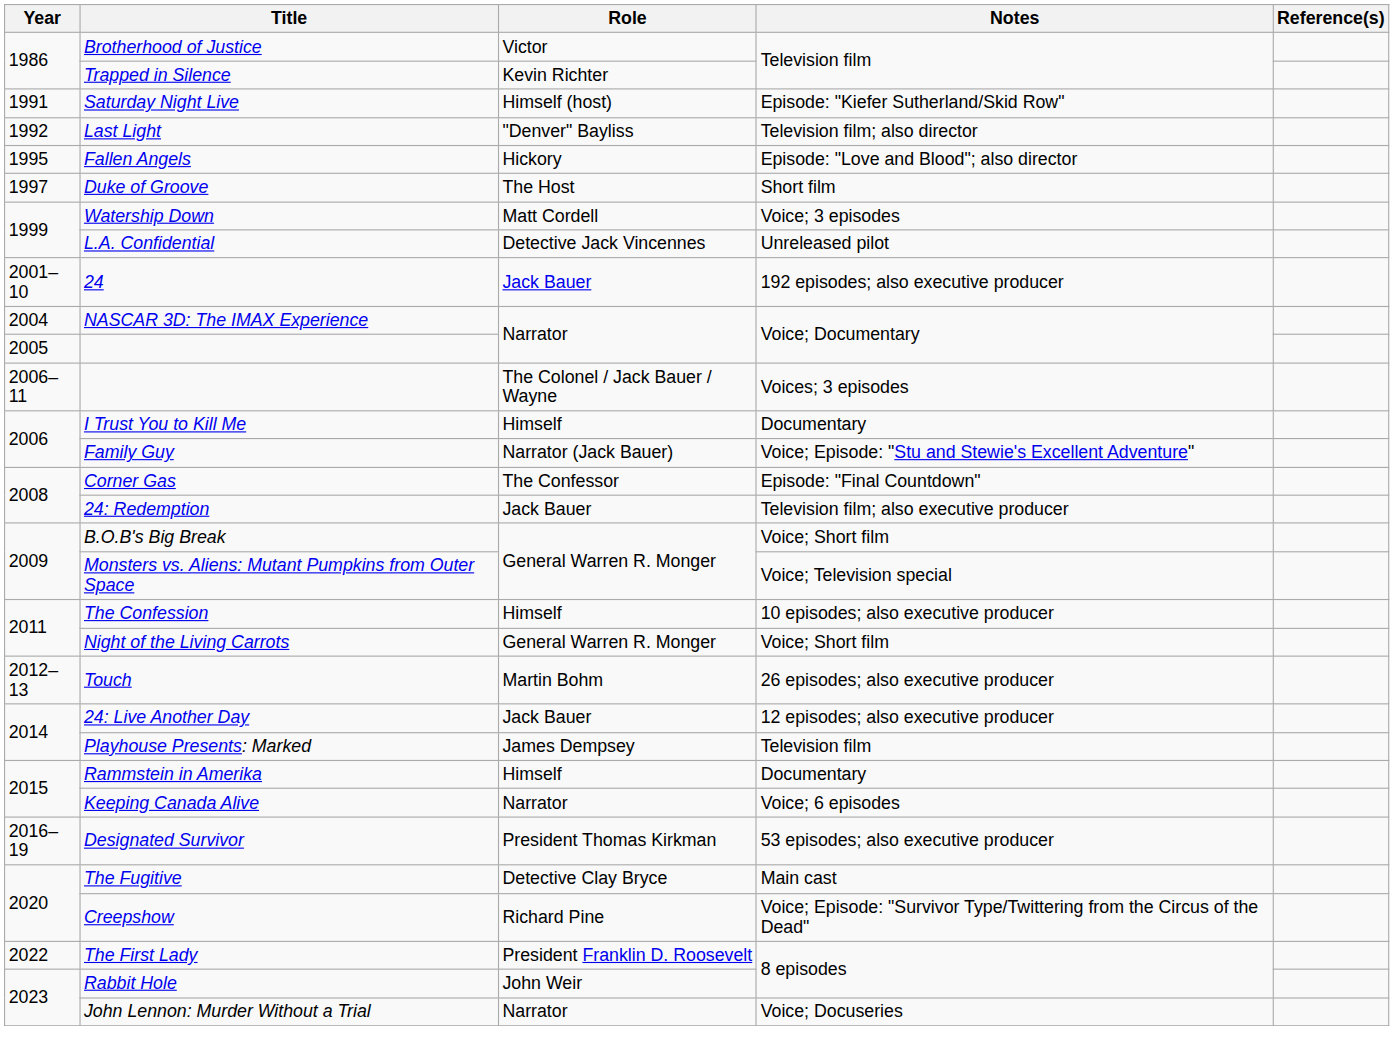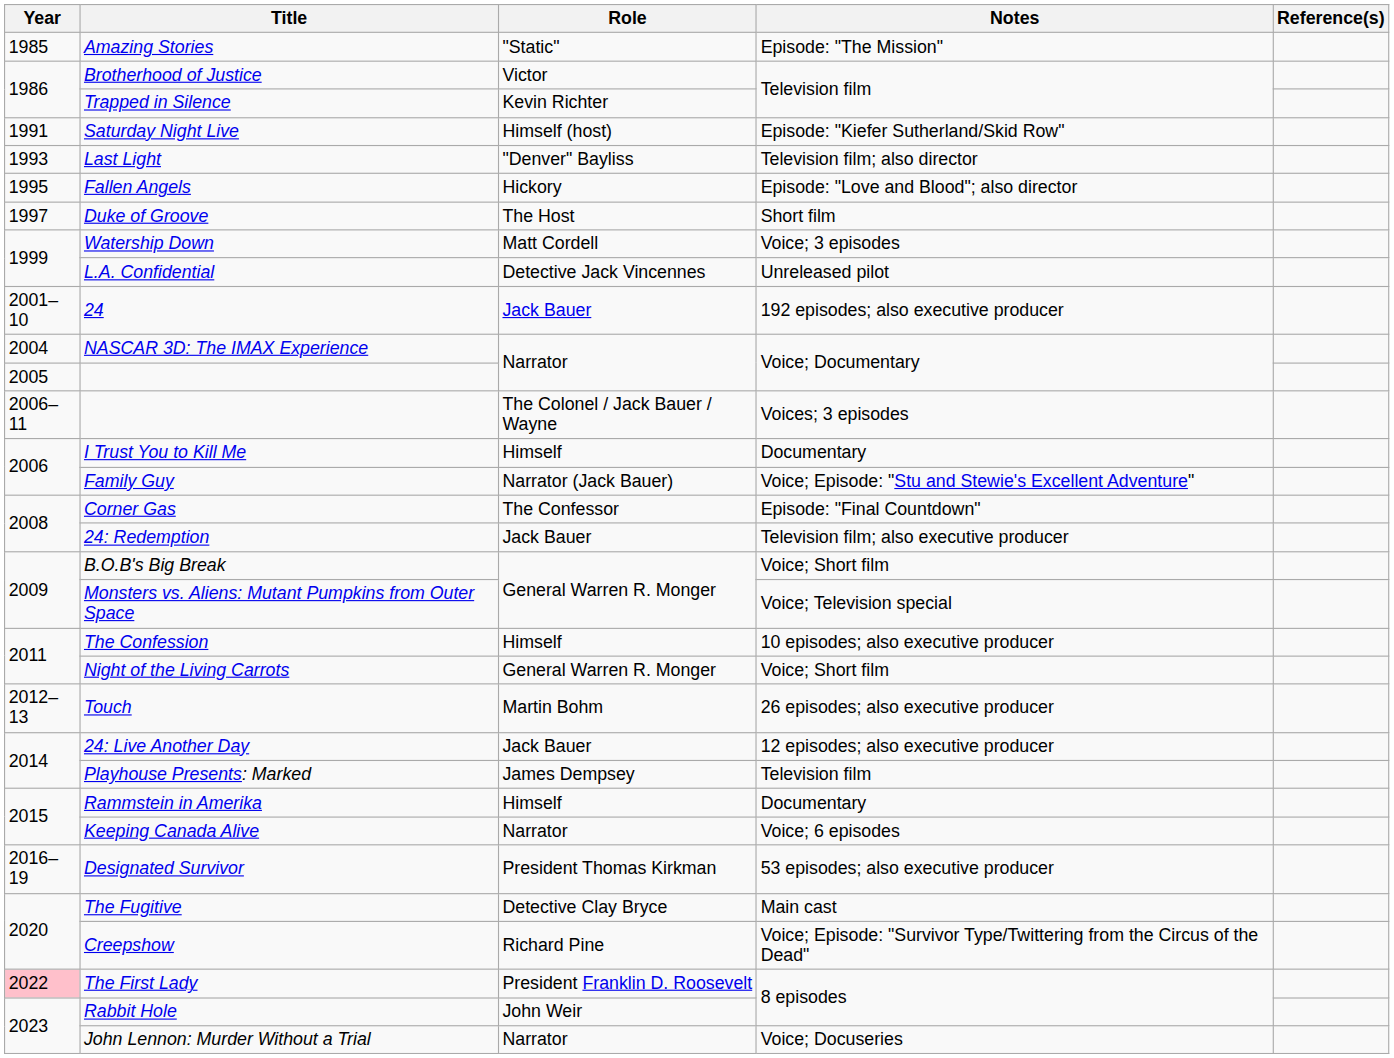+ row: (149, 46)
(28, 131) 1992 -> (28, 159) 1993
(28, 955) no background -> (28, 983) pink background
